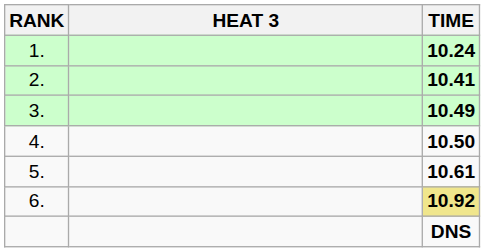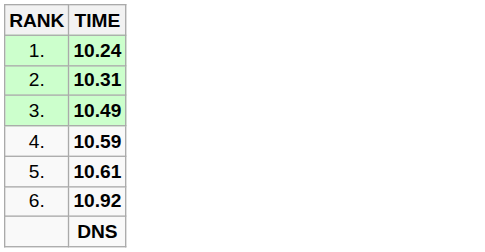- column: (246, 20)
(451, 81) 10.41 -> (97, 81) 10.31
(451, 141) 10.50 -> (97, 141) 10.59
(451, 202) khaki background -> (97, 202) no background
